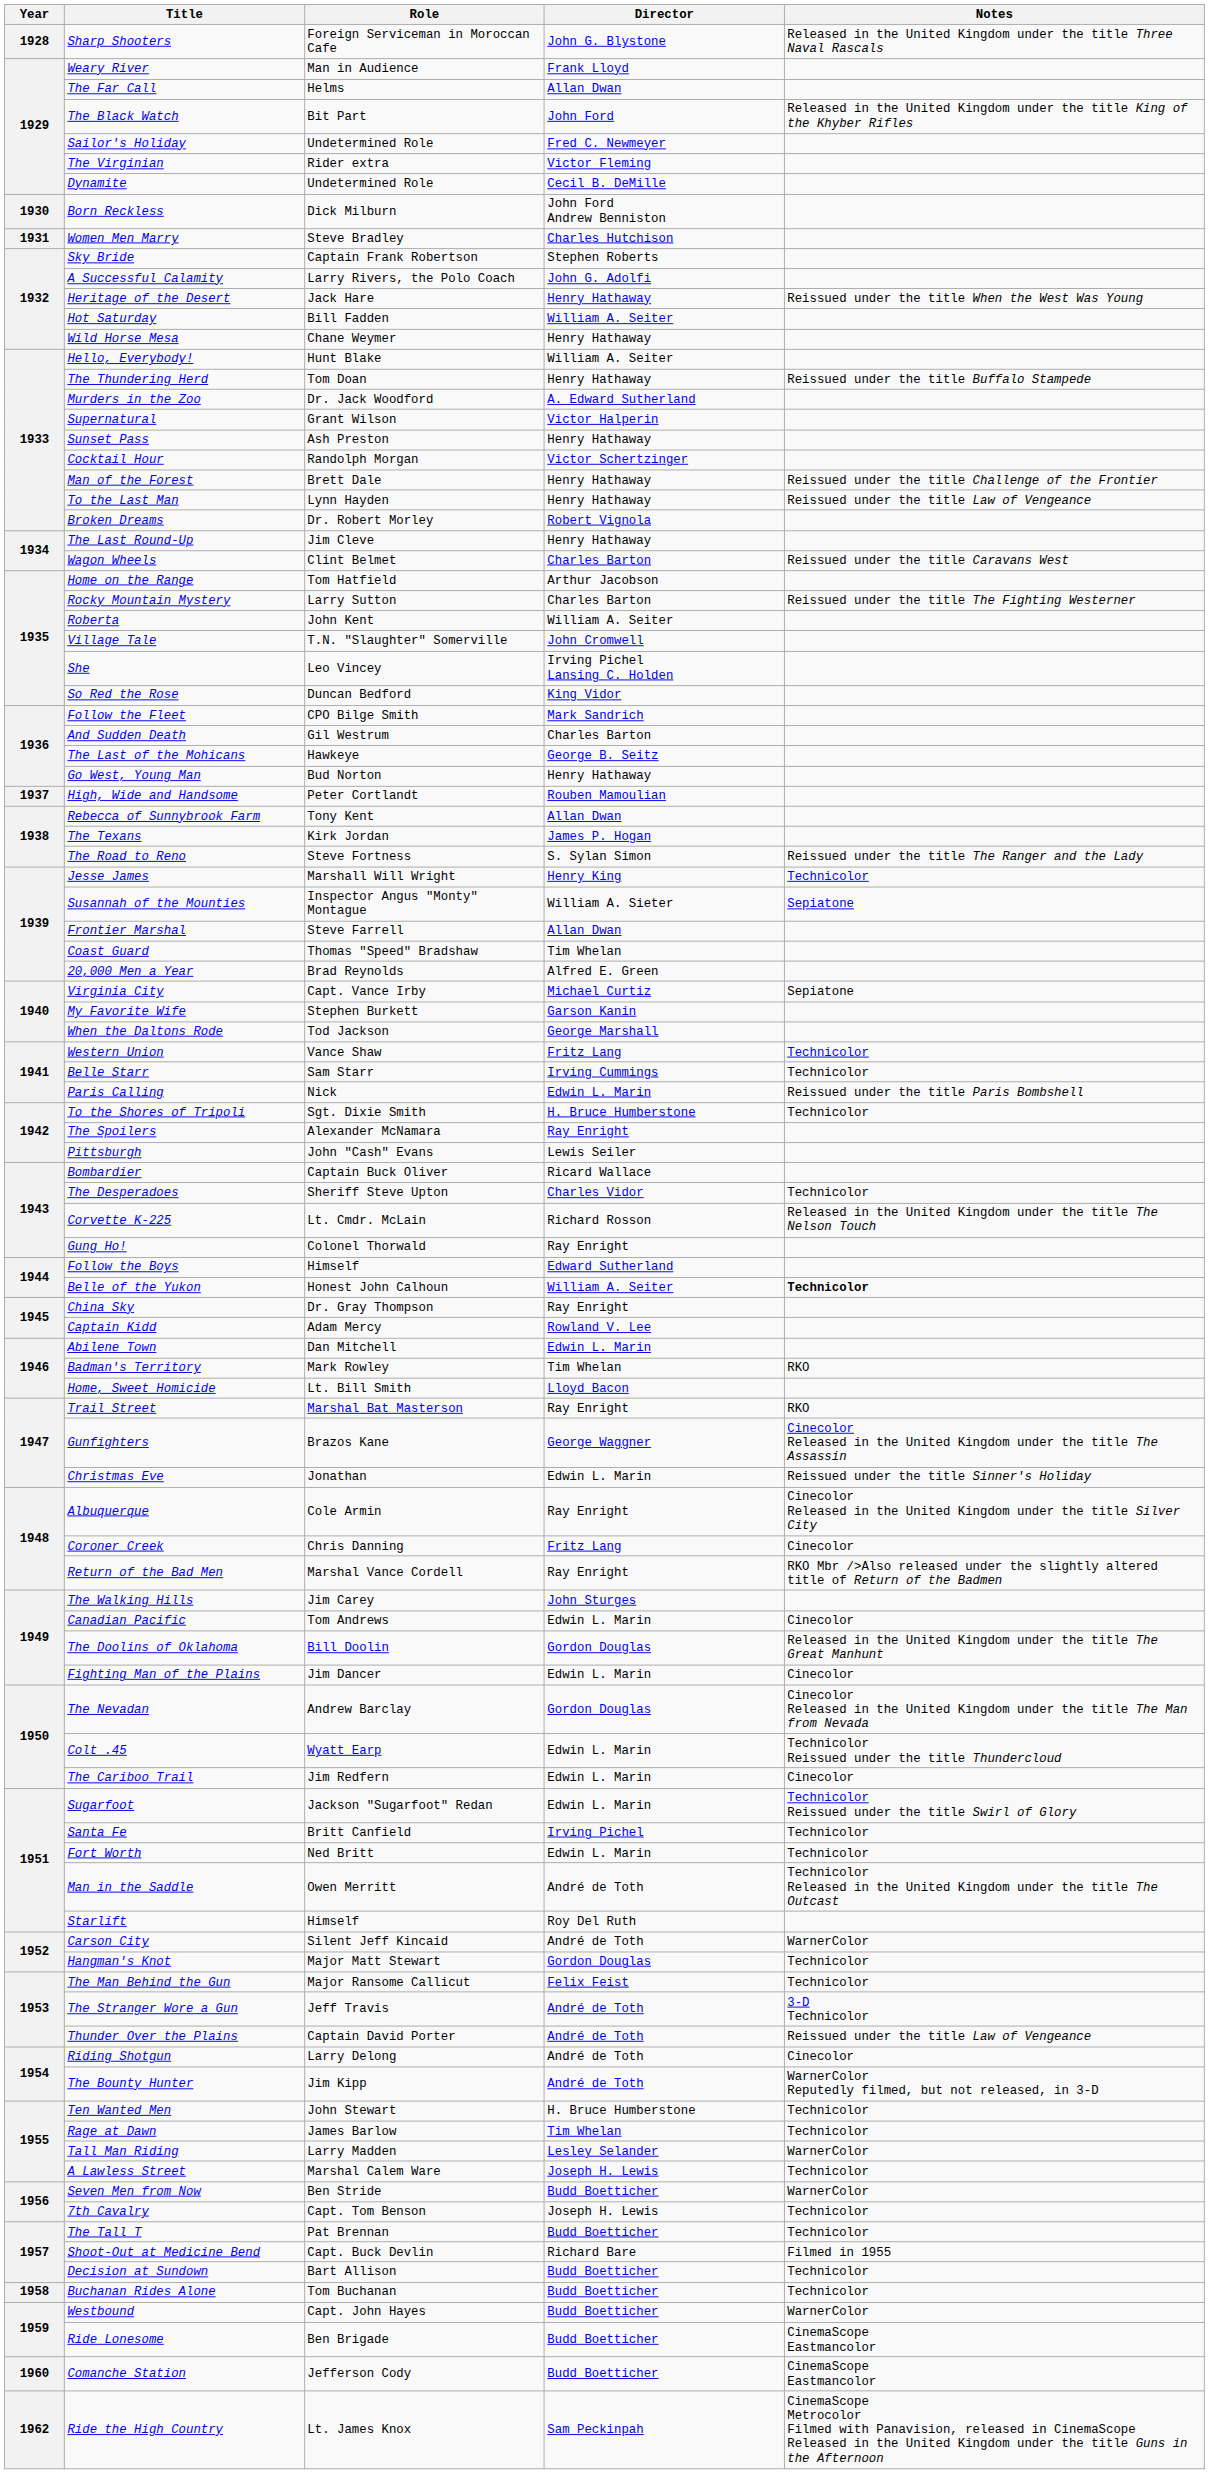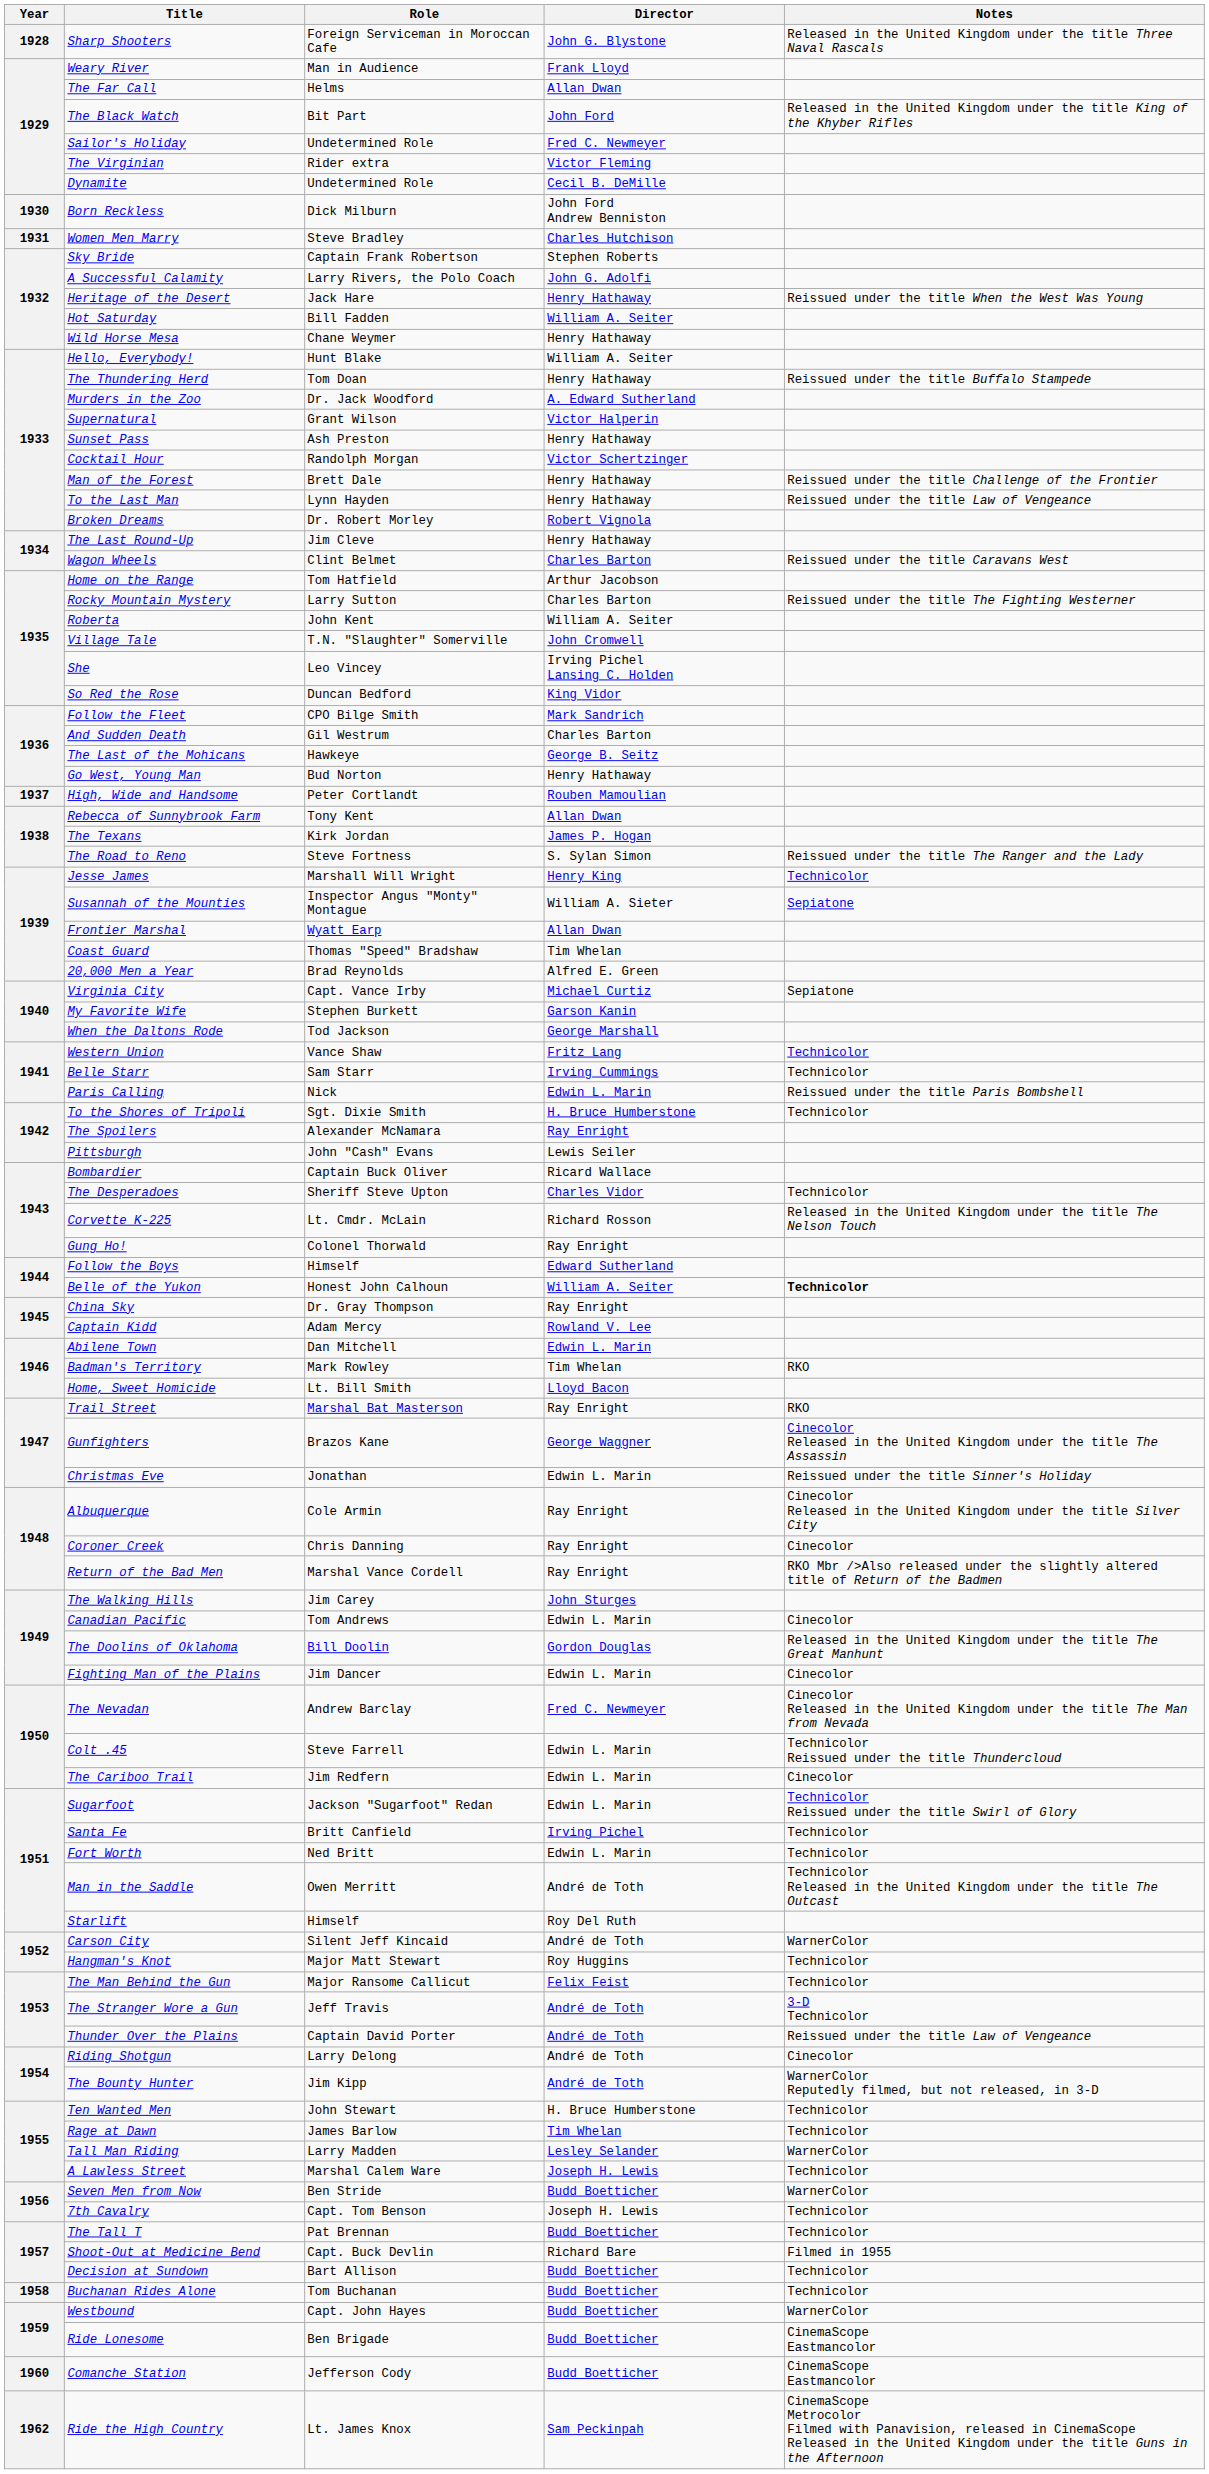(356, 931) Steve Farrell -> (344, 931) Wyatt Earp
(584, 1546) Fritz Lang -> (588, 1546) Ray Enright
(599, 1709) Gordon Douglas -> (607, 1709) Fred C. Newmeyer
(344, 1751) Wyatt Earp -> (356, 1751) Steve Farrell
(599, 1962) Gordon Douglas -> (588, 1962) Roy Huggins
